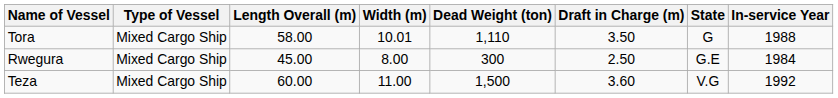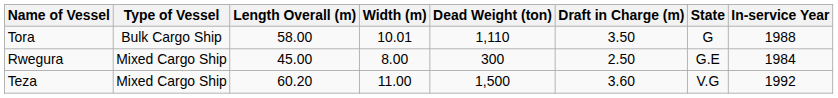(172, 37) Mixed Cargo Ship -> (172, 37) Bulk Cargo Ship
(295, 81) 60.00 -> (295, 81) 60.20
